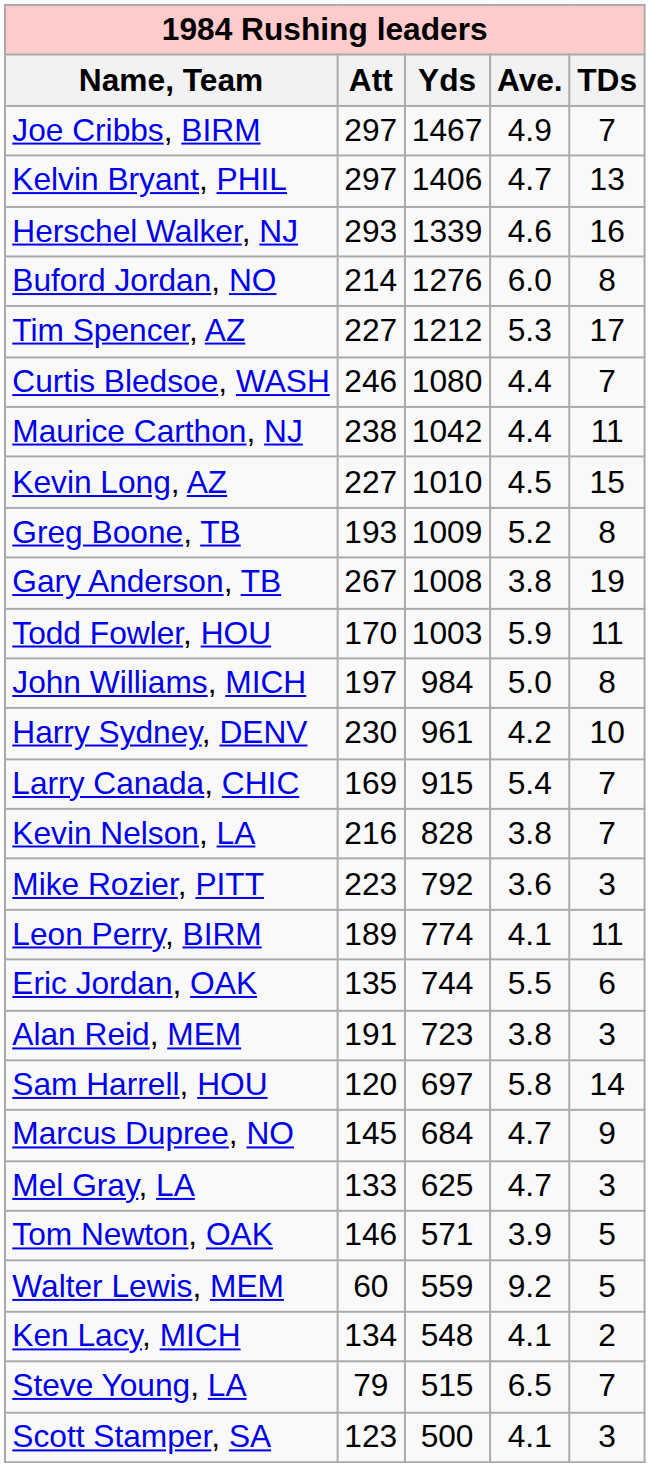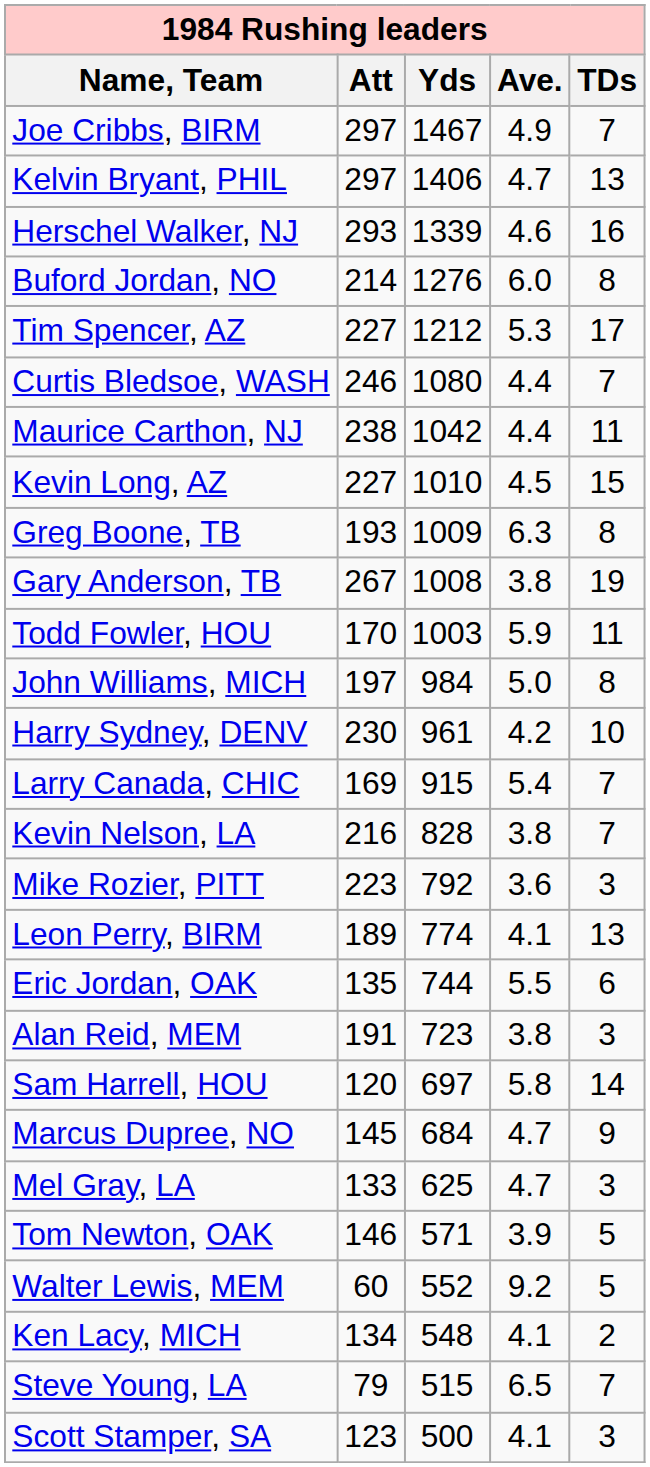(530, 532) 5.2 -> (530, 532) 6.3
(607, 933) 11 -> (607, 933) 13
(447, 1285) 559 -> (447, 1285) 552
